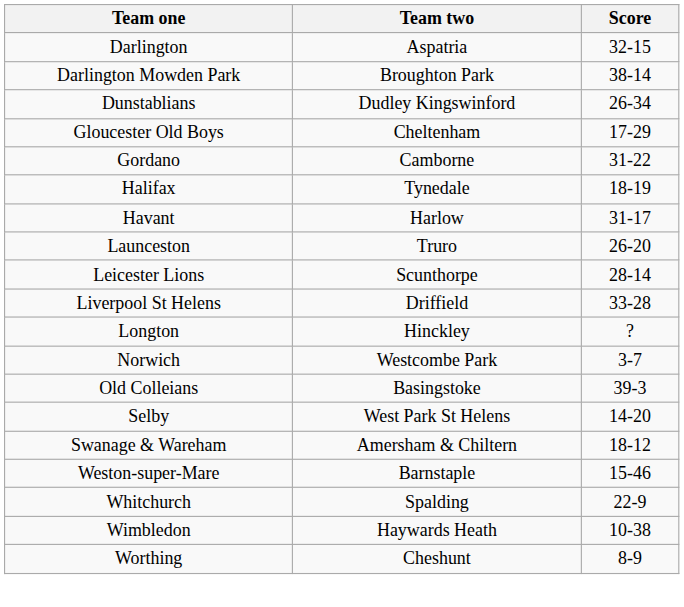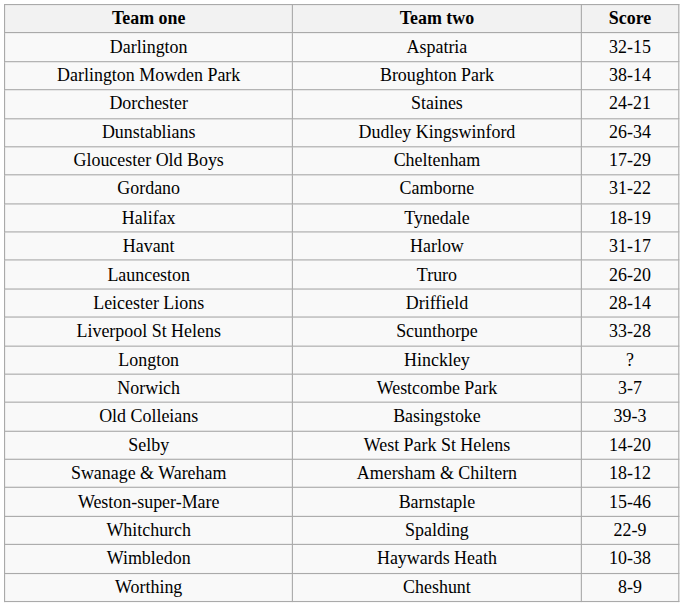+ row: (149, 103)
(437, 274) Scunthorpe -> (437, 302) Driffield
(437, 302) Driffield -> (437, 331) Scunthorpe
